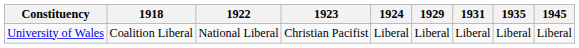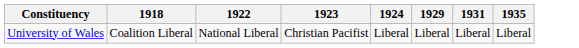- column: (554, 14)
